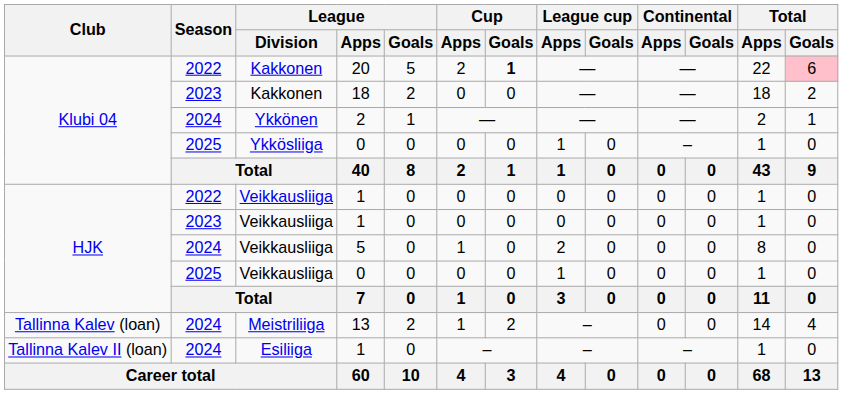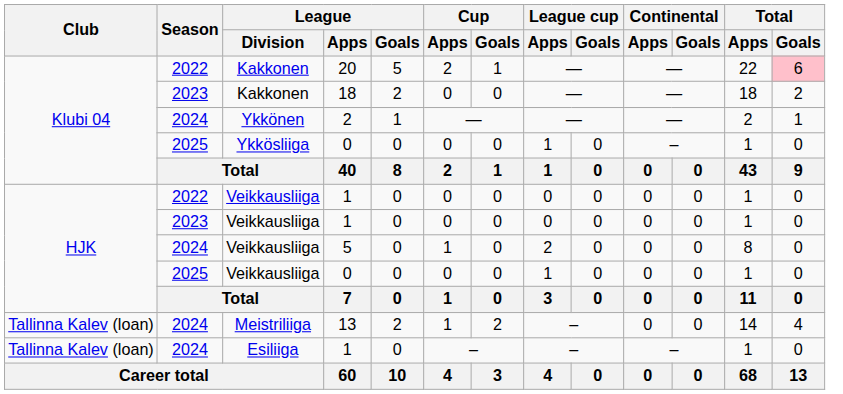(511, 68) bold -> (498, 68) normal
(88, 350) Tallinna Kalev II (loan) -> (81, 350) Tallinna Kalev (loan)
